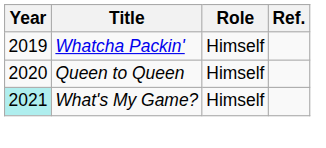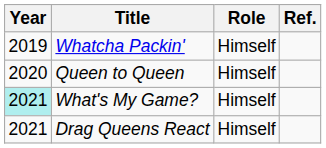+ row: (132, 128)
